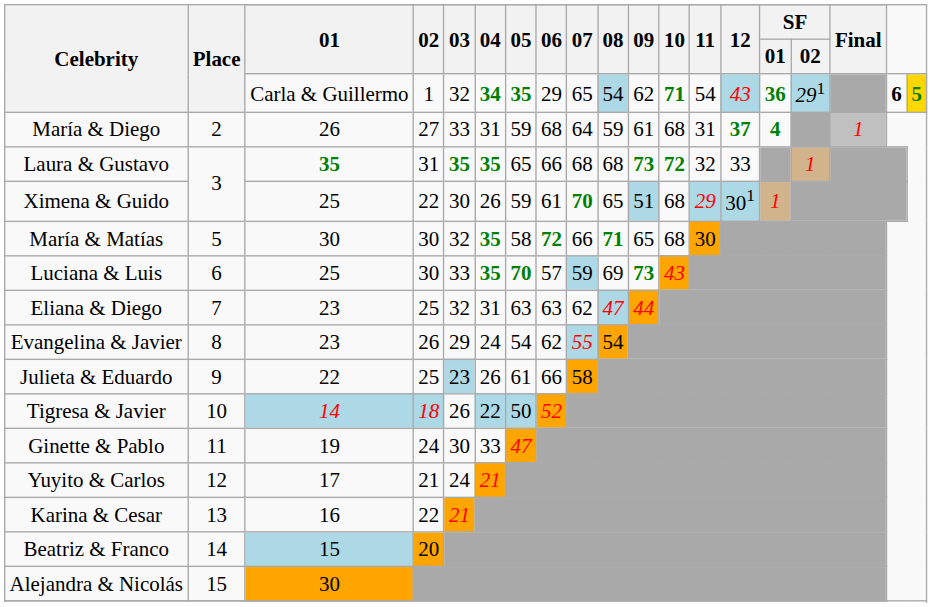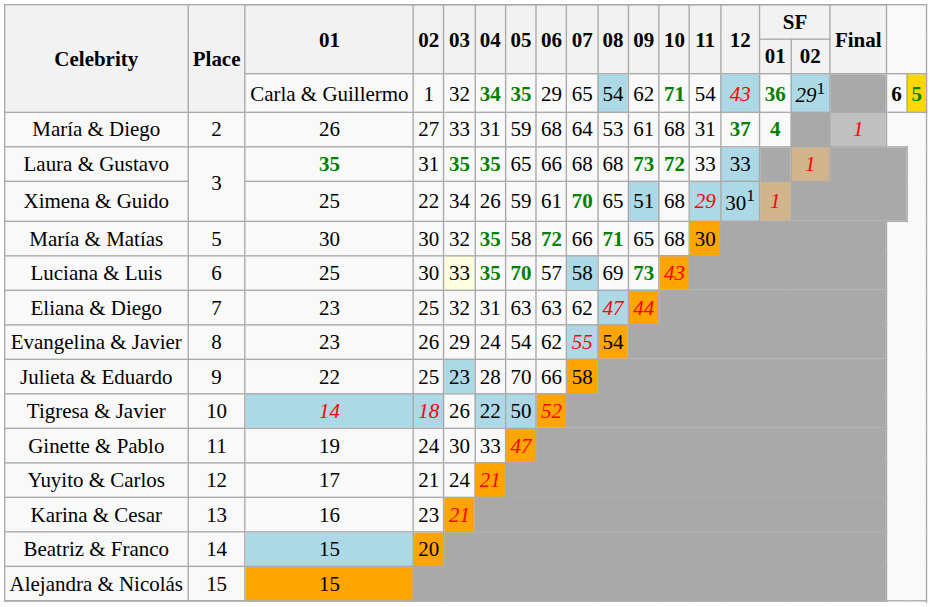(613, 129) 59 -> (613, 129) 53
(705, 164) 32 -> (705, 164) 33
(740, 164) no background -> (740, 164) lightblue background
(459, 201) 30 -> (459, 201) 34
(459, 272) no background -> (459, 272) lightyellow background
(582, 272) 59 -> (582, 272) 58
(490, 376) 26 -> (490, 376) 28
(521, 376) 61 -> (521, 376) 70
(429, 514) 22 -> (429, 514) 23
(329, 583) 30 -> (329, 583) 15
